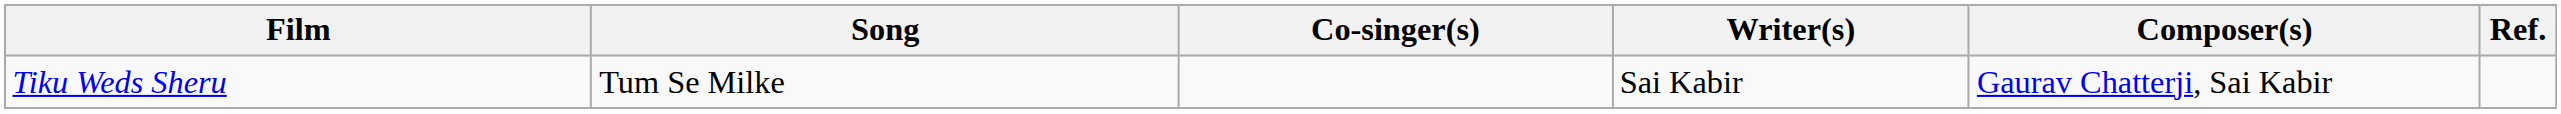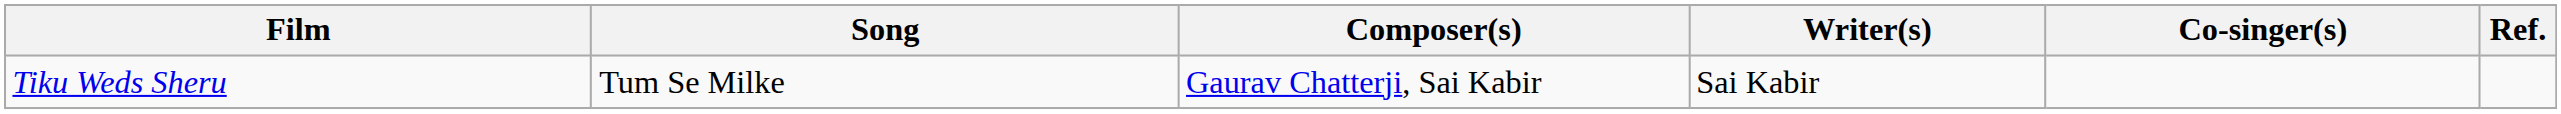columns swapped: (2225, 30) <-> (1395, 30)
